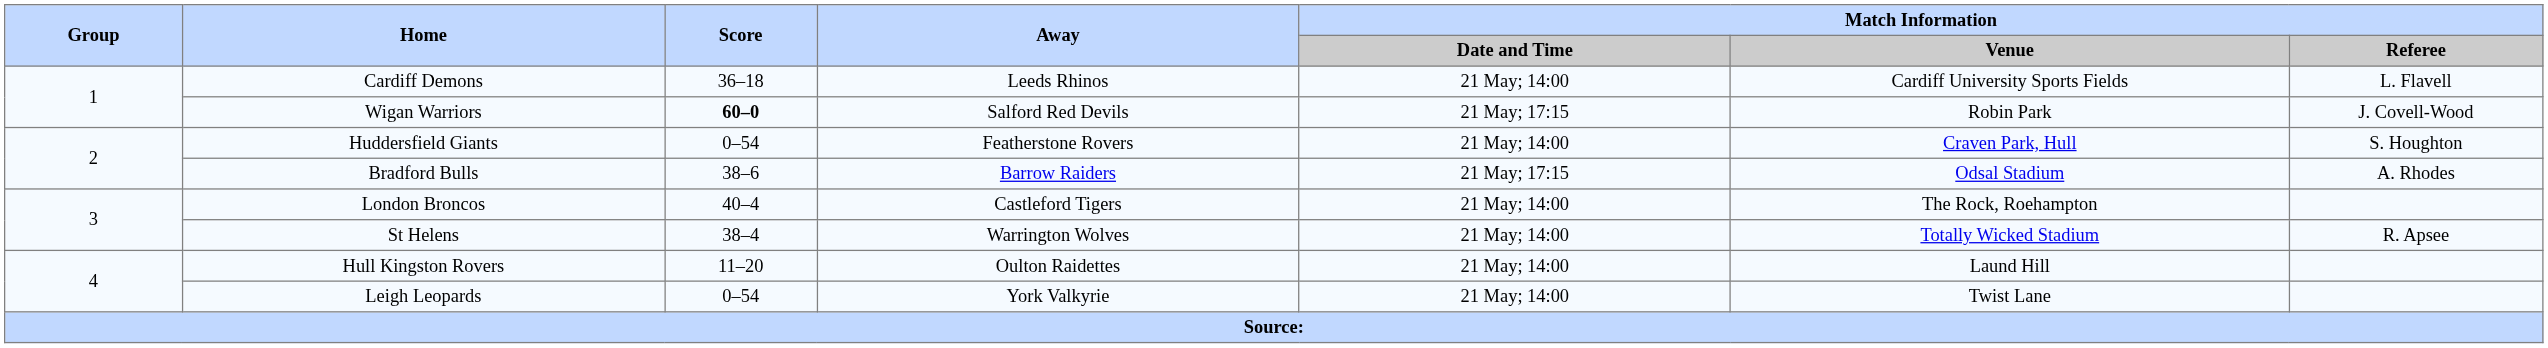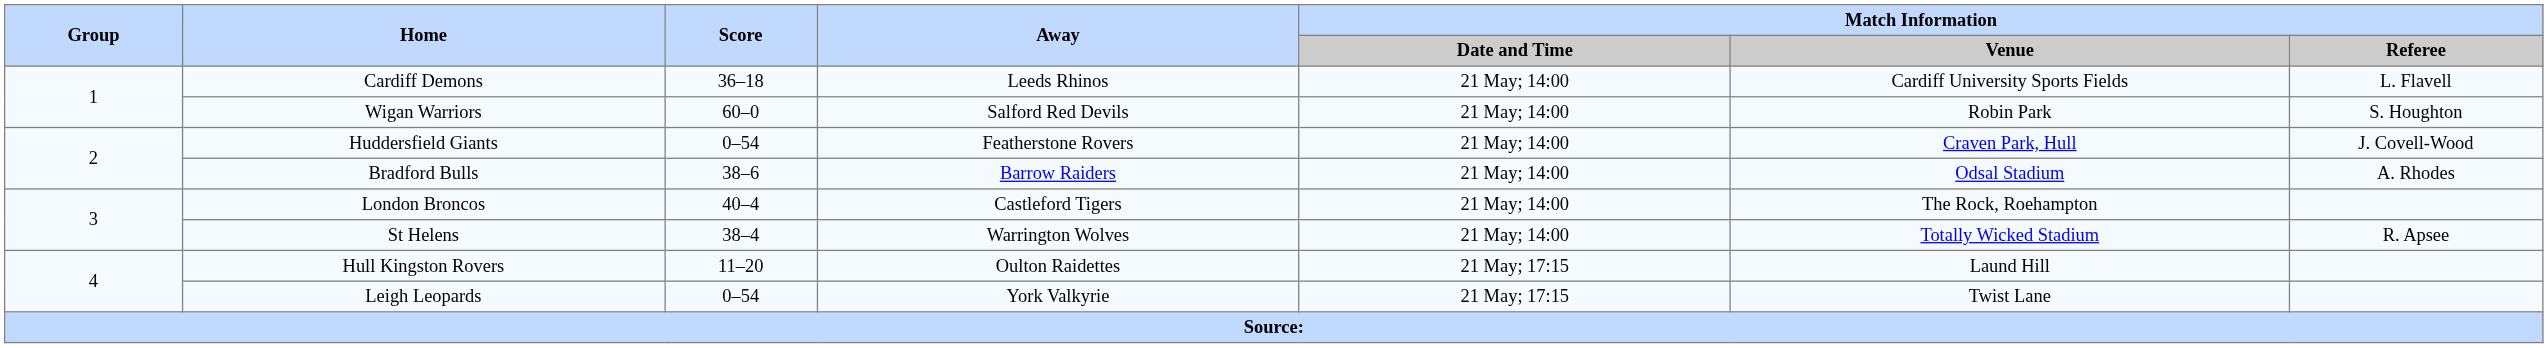(741, 112) bold -> (741, 112) normal
(1515, 112) 21 May; 17:15 -> (1515, 112) 21 May; 14:00
(2416, 112) J. Covell-Wood -> (2416, 112) S. Houghton
(2416, 142) S. Houghton -> (2416, 142) J. Covell-Wood
(1515, 173) 21 May; 17:15 -> (1515, 173) 21 May; 14:00
(1515, 265) 21 May; 14:00 -> (1515, 265) 21 May; 17:15
(1515, 296) 21 May; 14:00 -> (1515, 296) 21 May; 17:15
